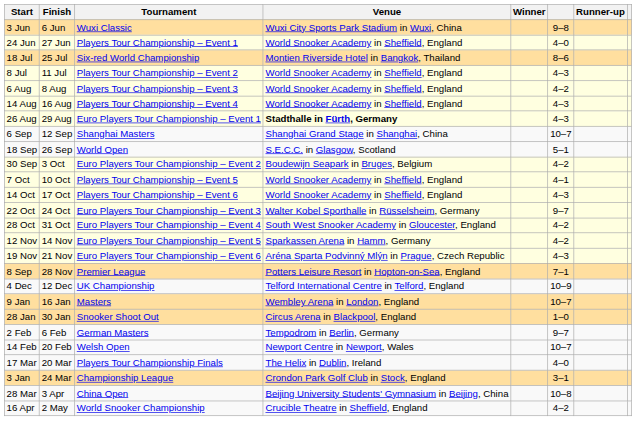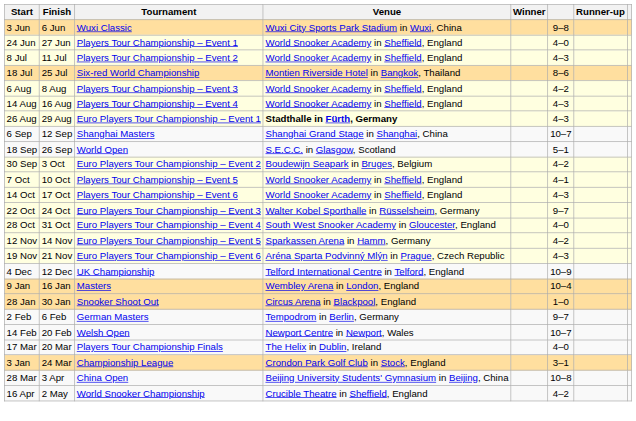rows swapped: (17, 73) <-> (19, 58)
(561, 226) 4–2 -> (561, 226) 4–0
- row: (19, 271)
(561, 302) 10–7 -> (561, 287) 10–4
